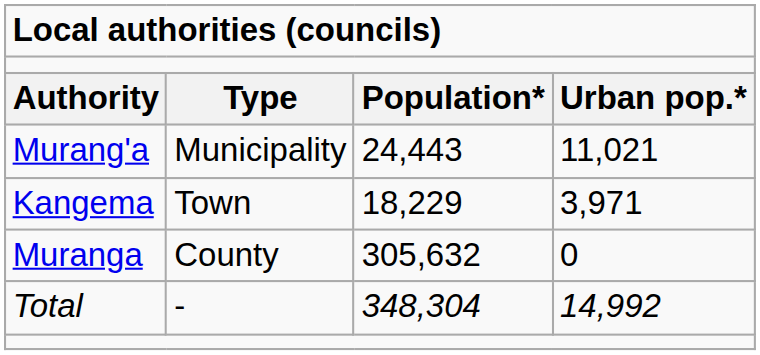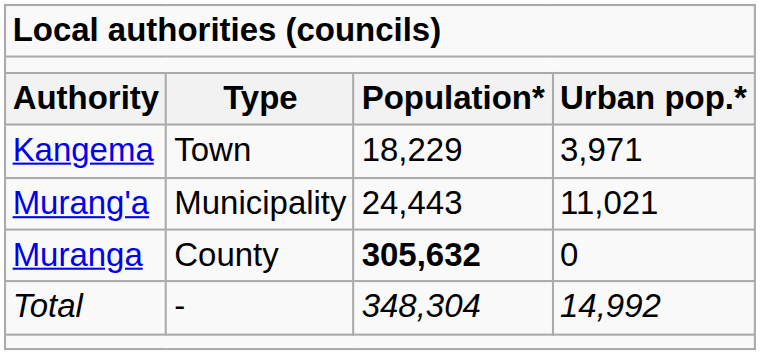rows swapped: (81, 150) <-> (83, 202)
(421, 254) normal -> (421, 254) bold
